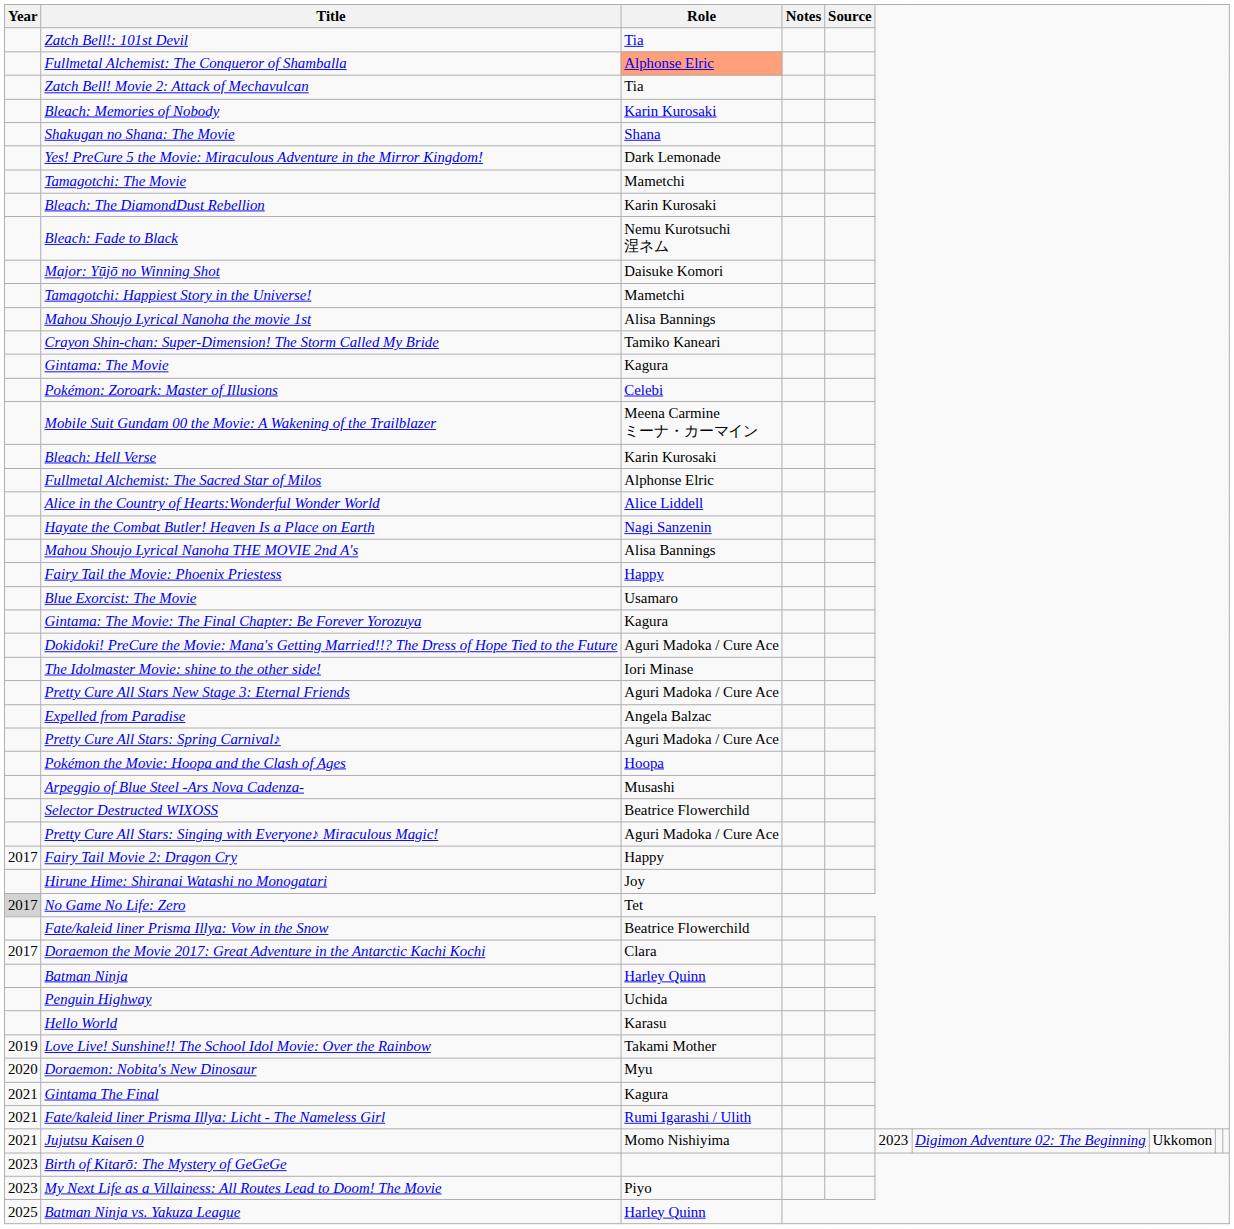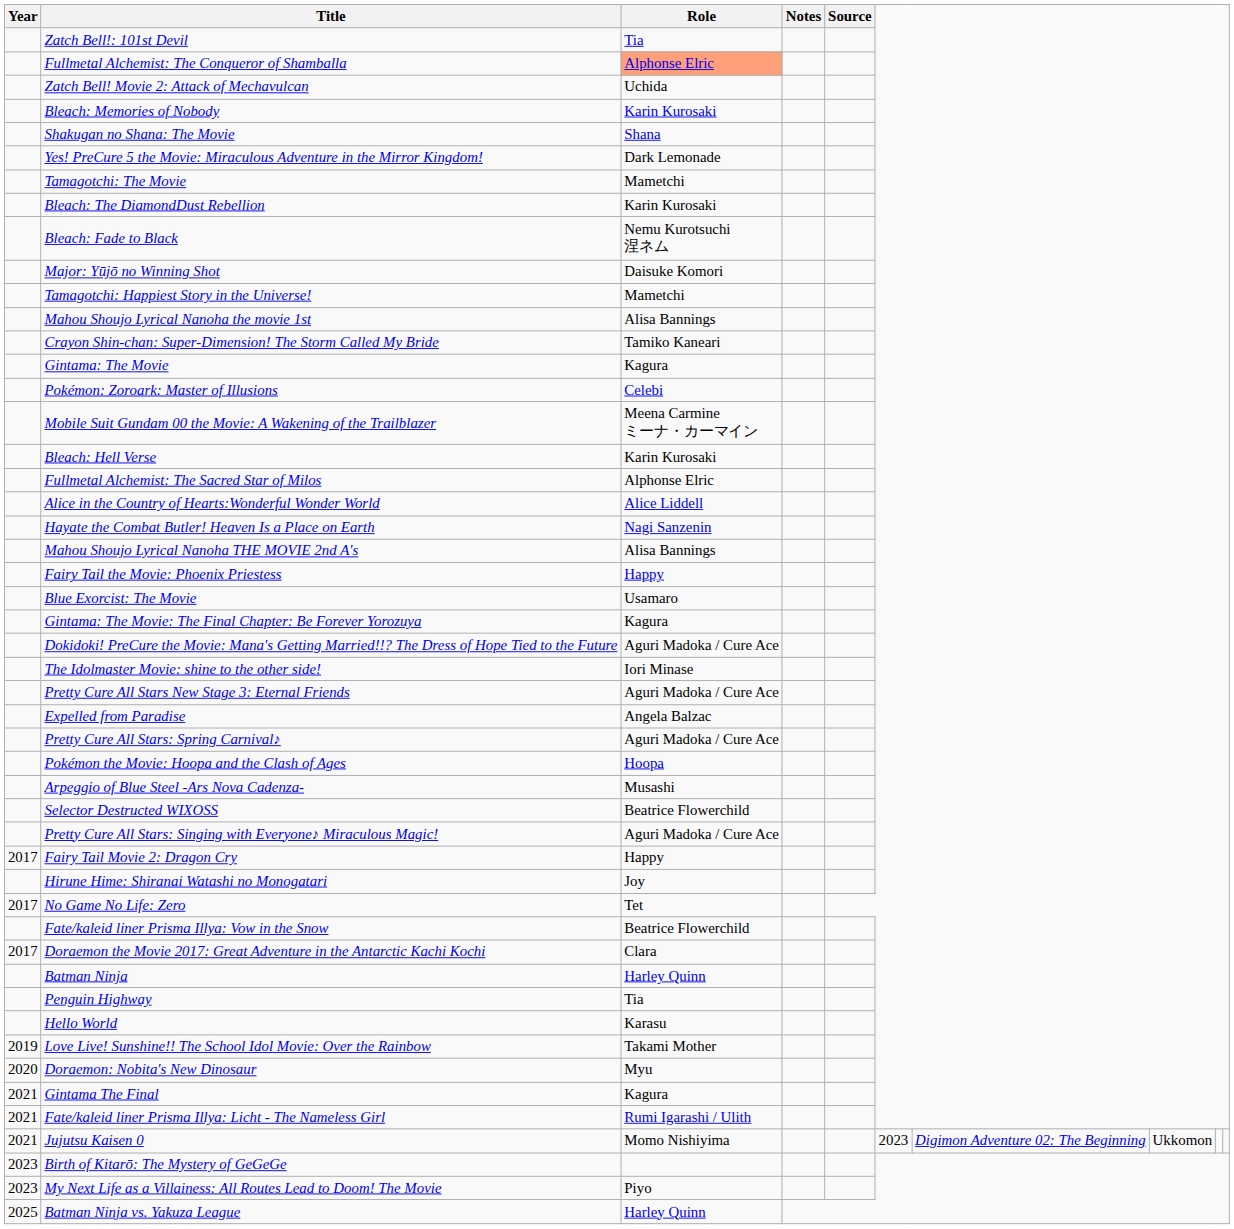(634, 87) Tia -> (646, 87) Uchida
(23, 904) lightgrey background -> (23, 904) no background
(646, 999) Uchida -> (634, 999) Tia
